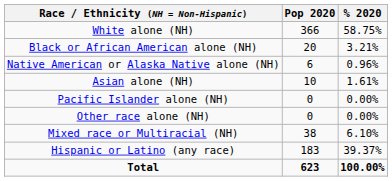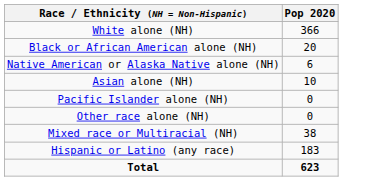- column: (362, 13)
